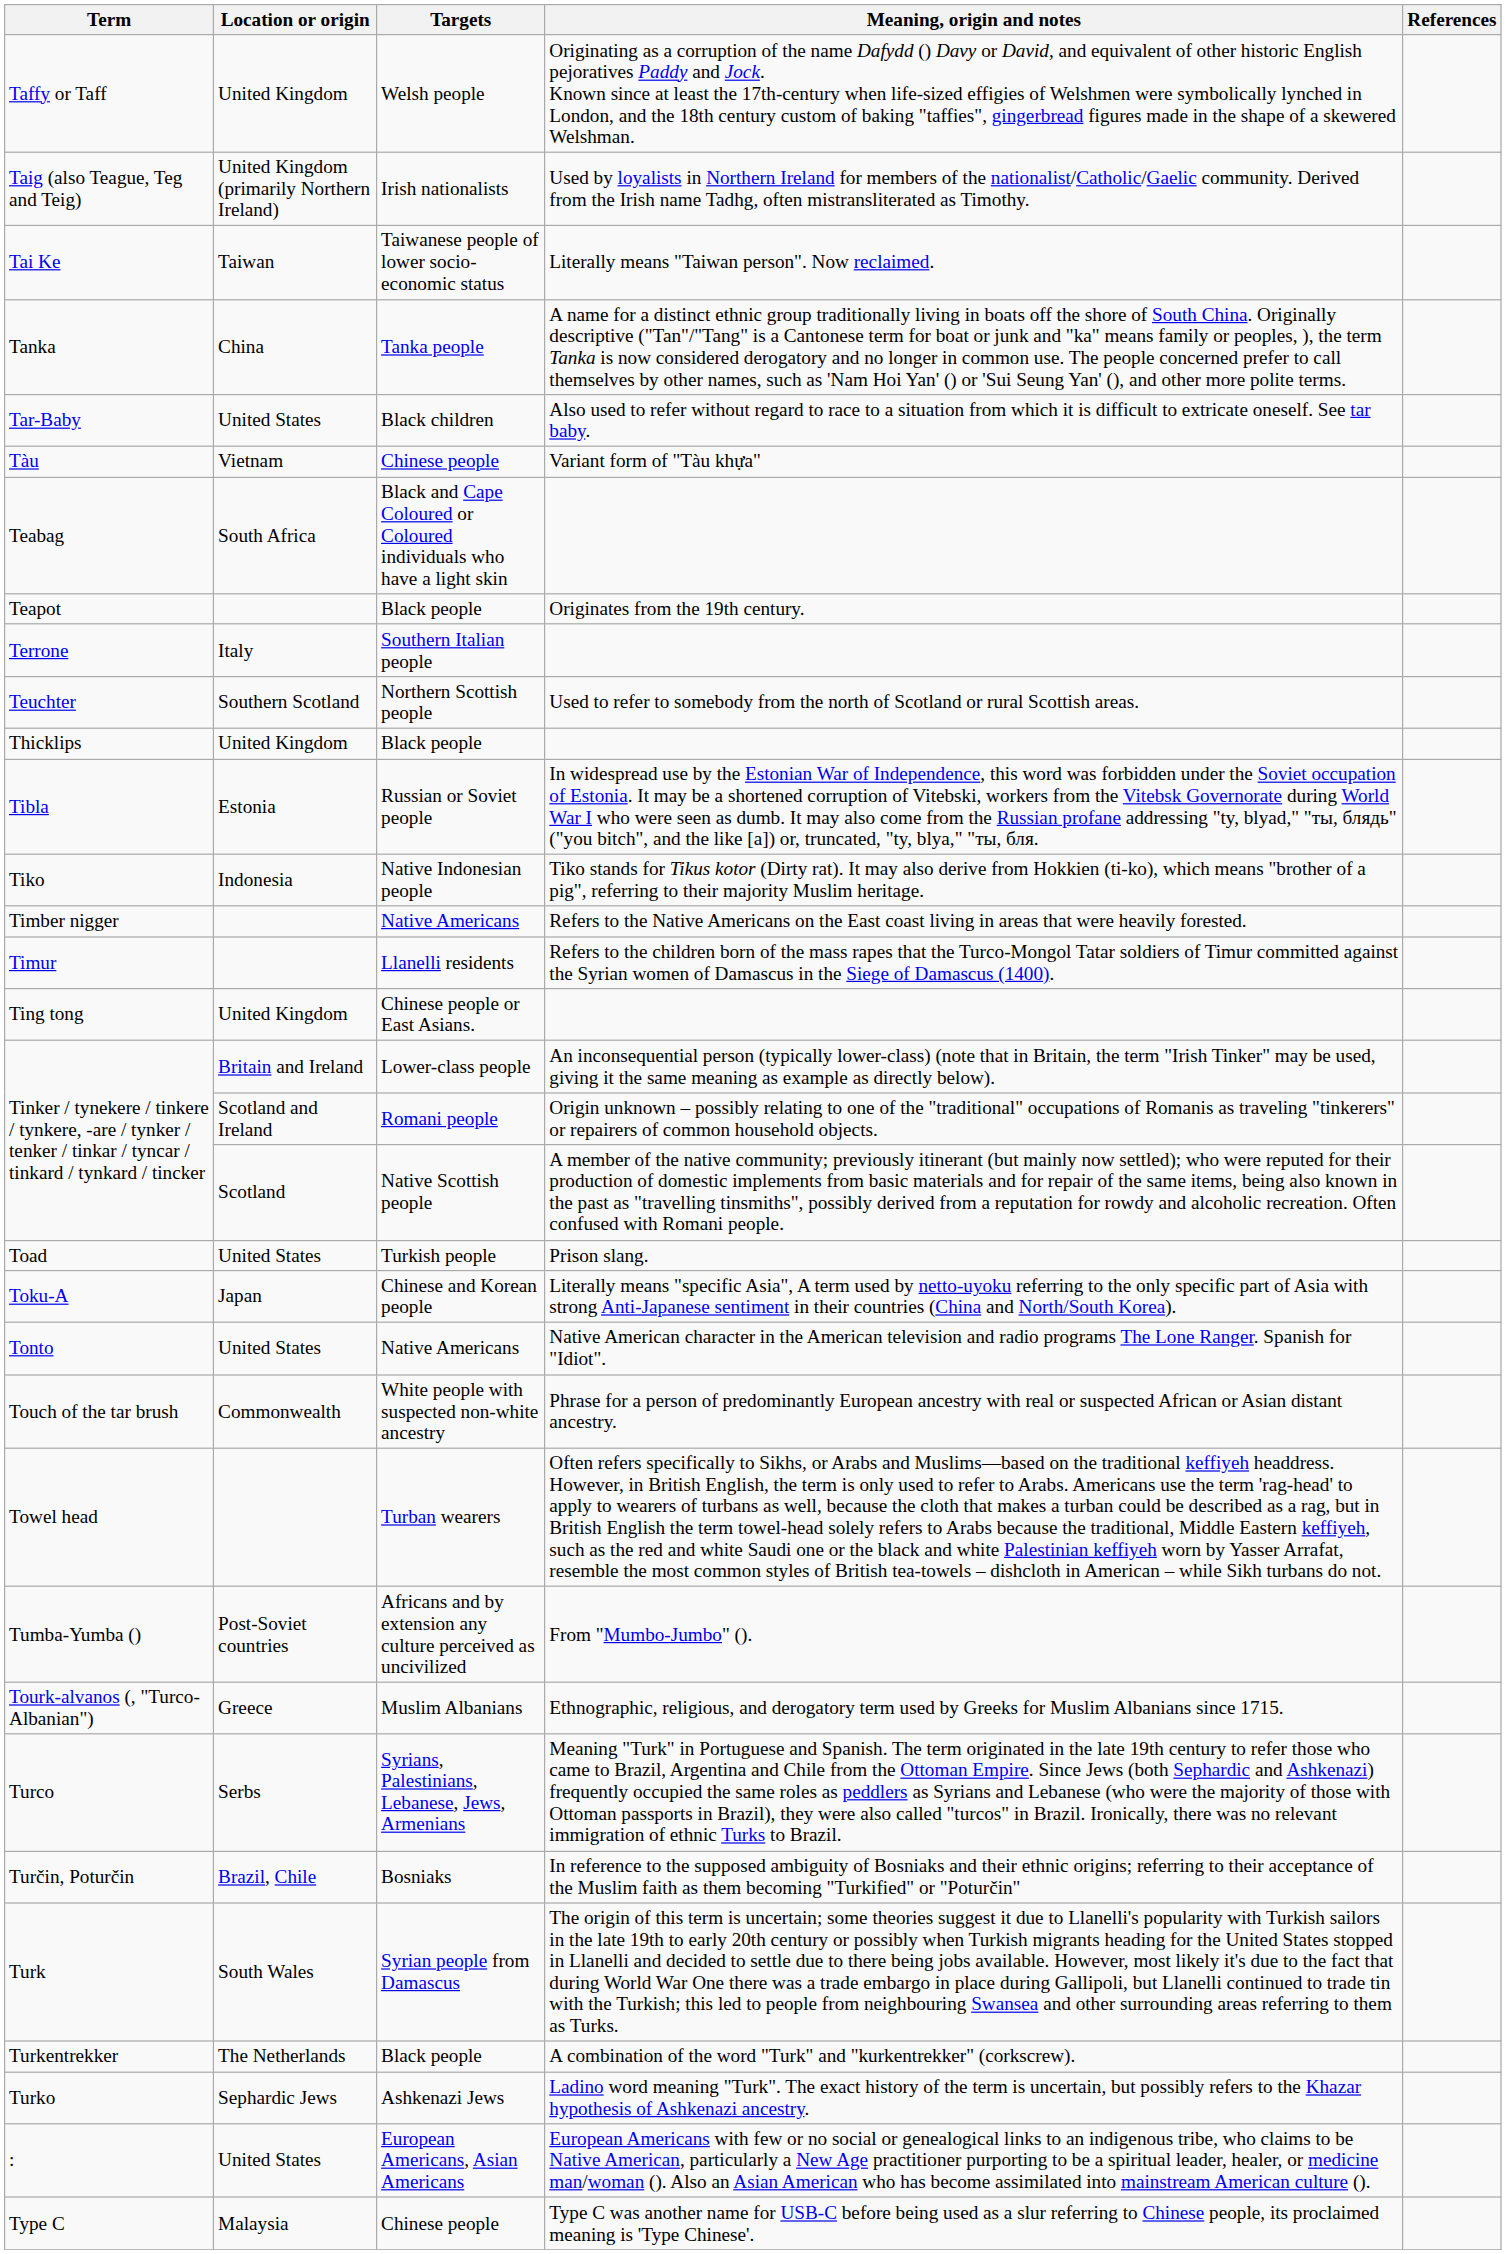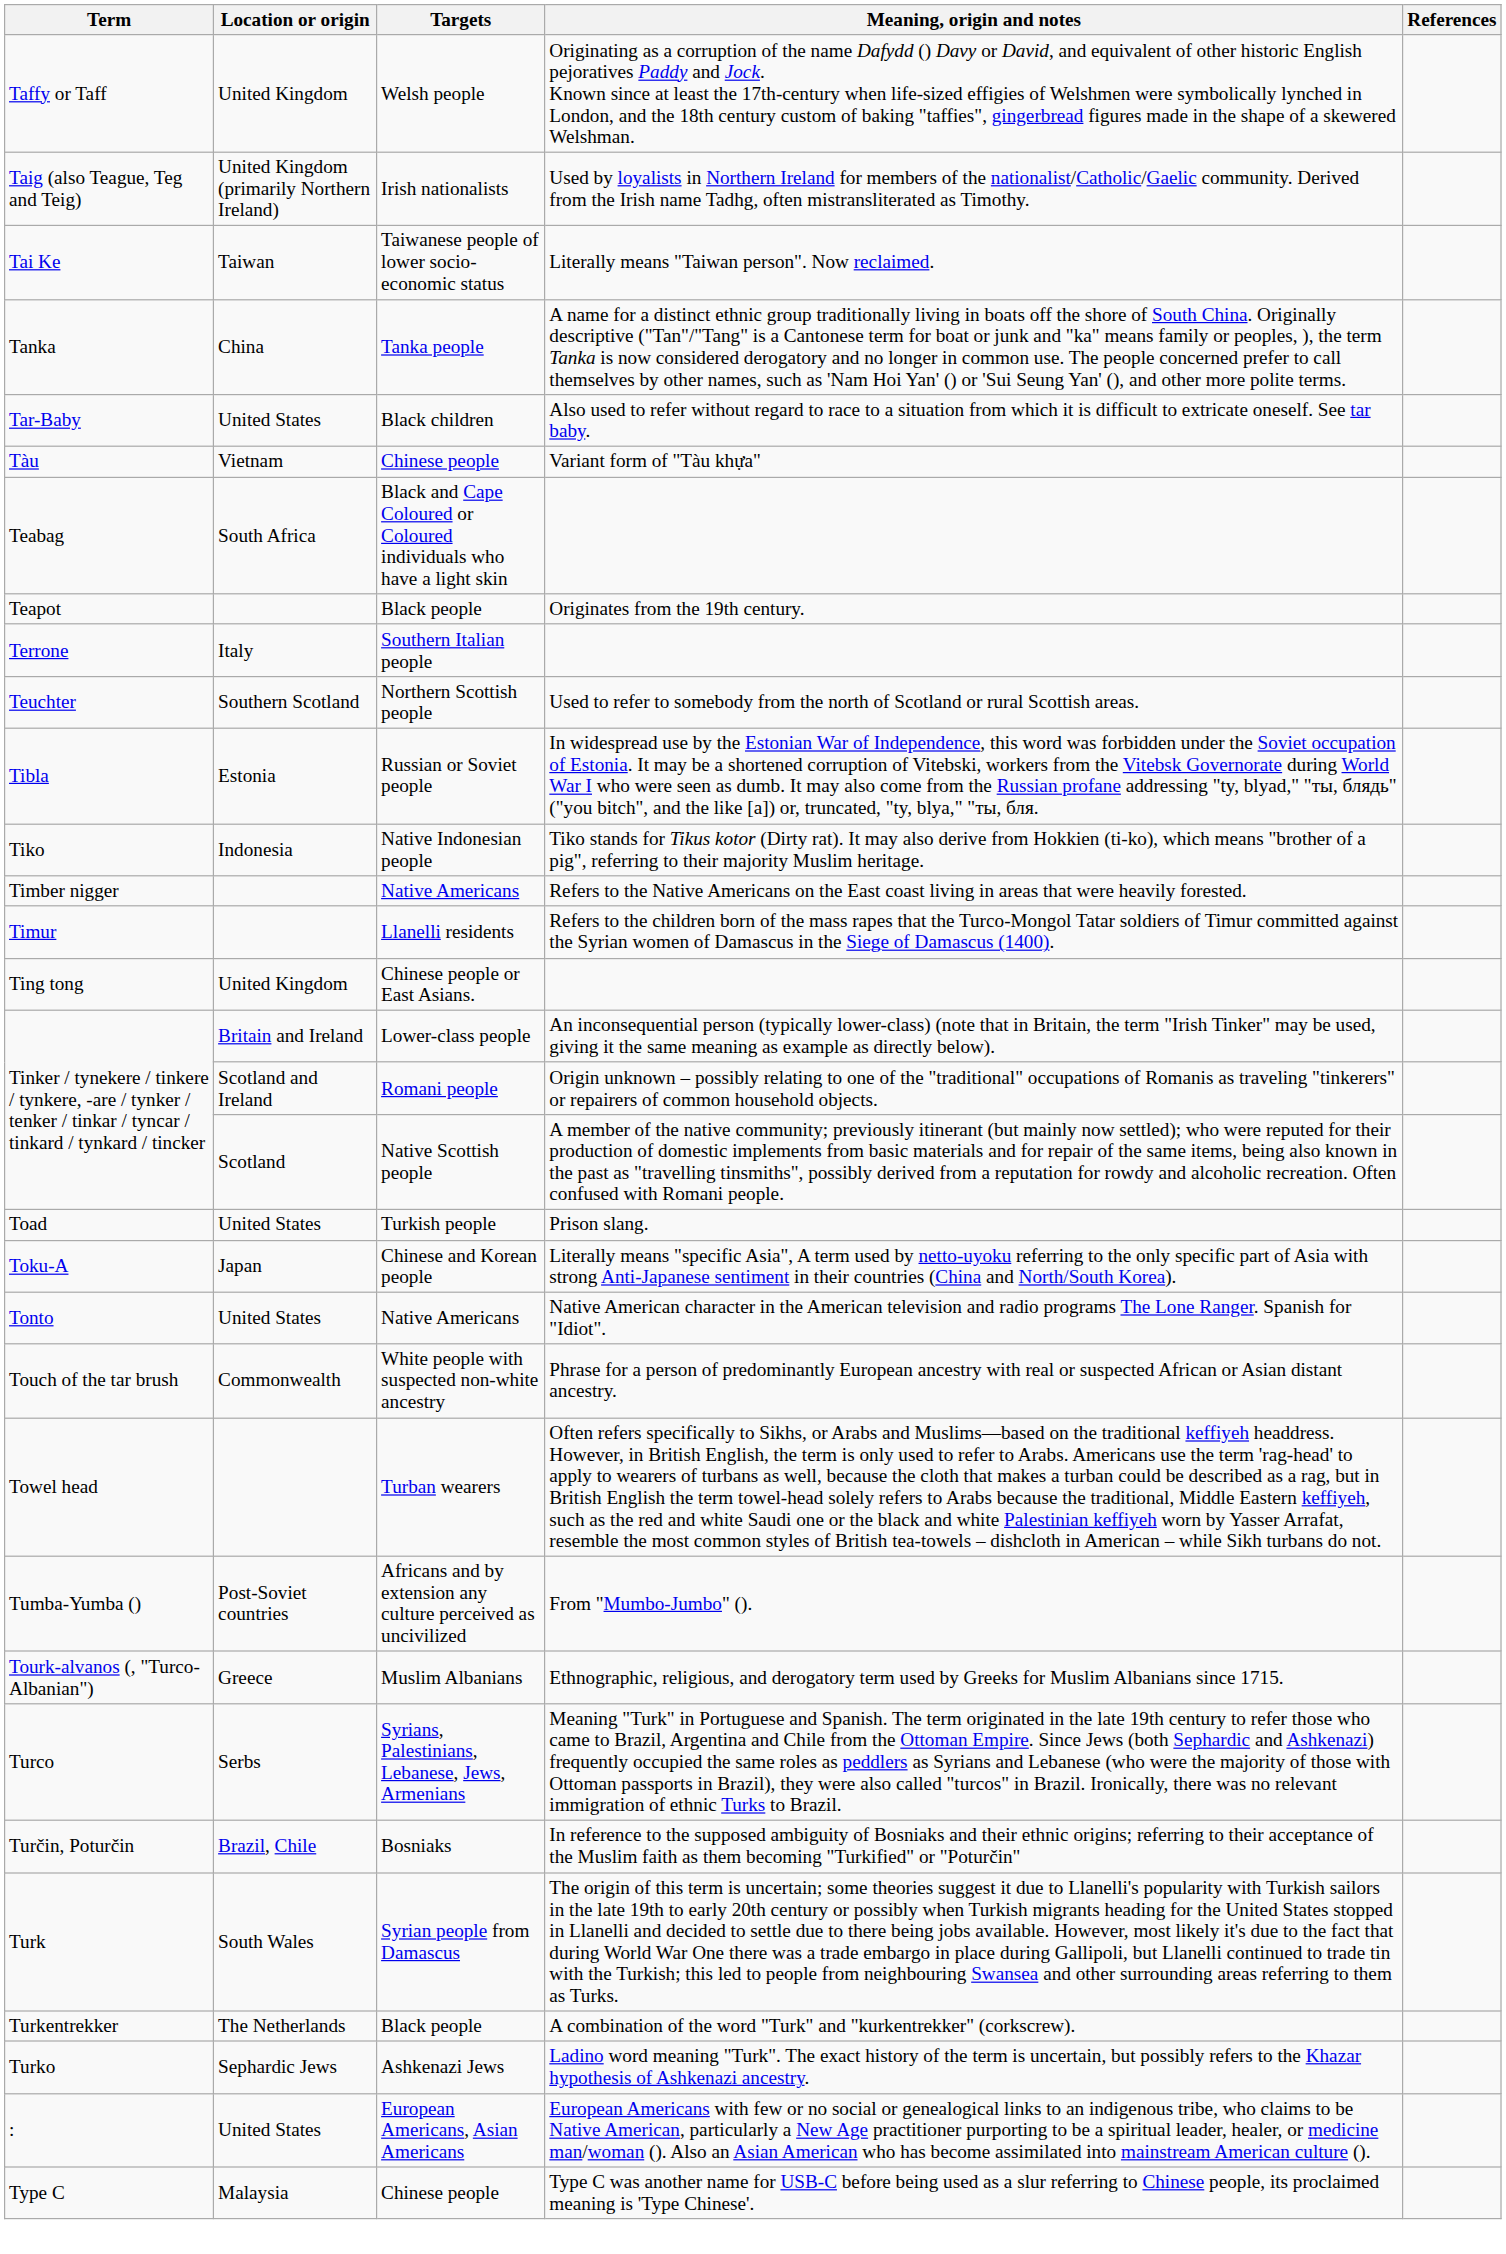- row: (45, 743)
